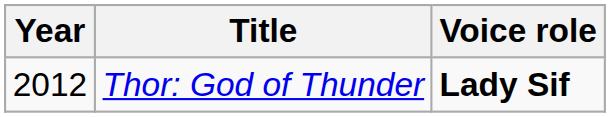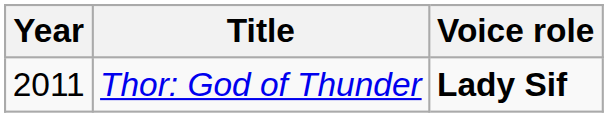(50, 84) 2012 -> (49, 84) 2011
